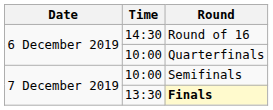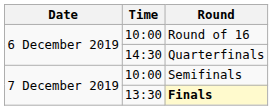(143, 35) 14:30 -> (143, 35) 10:00
(143, 55) 10:00 -> (143, 55) 14:30
